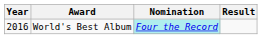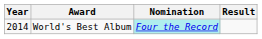(17, 27) 2016 -> (17, 27) 2014
